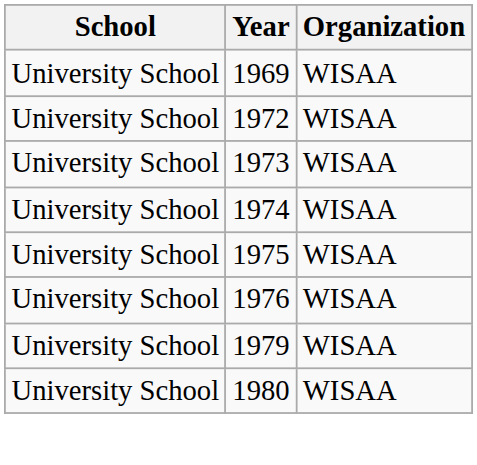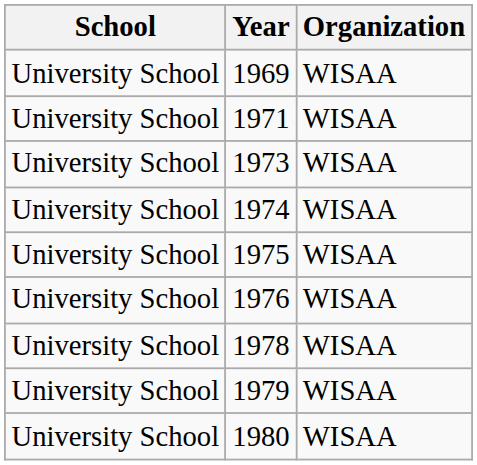+ row: (261, 118)
- row: (261, 118)
+ row: (261, 345)
